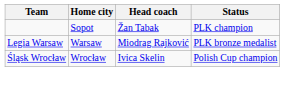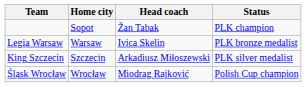(153, 43) Miodrag Rajković -> (141, 43) Ivica Skelin
+ row: (36, 58)
(141, 58) Ivica Skelin -> (153, 74) Miodrag Rajković
